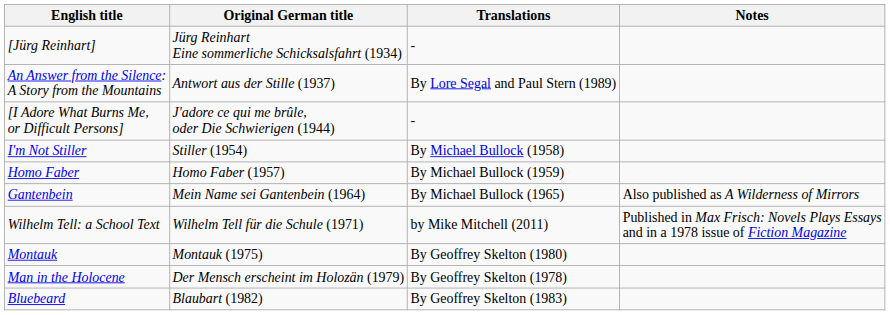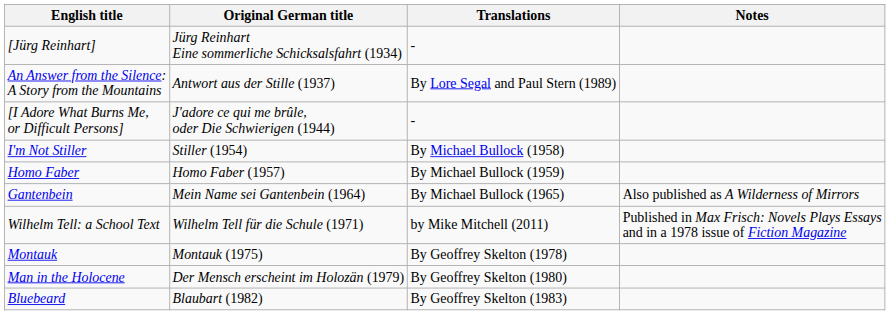(489, 254) By Geoffrey Skelton (1980) -> (489, 254) By Geoffrey Skelton (1978)
(489, 276) By Geoffrey Skelton (1978) -> (489, 276) By Geoffrey Skelton (1980)
